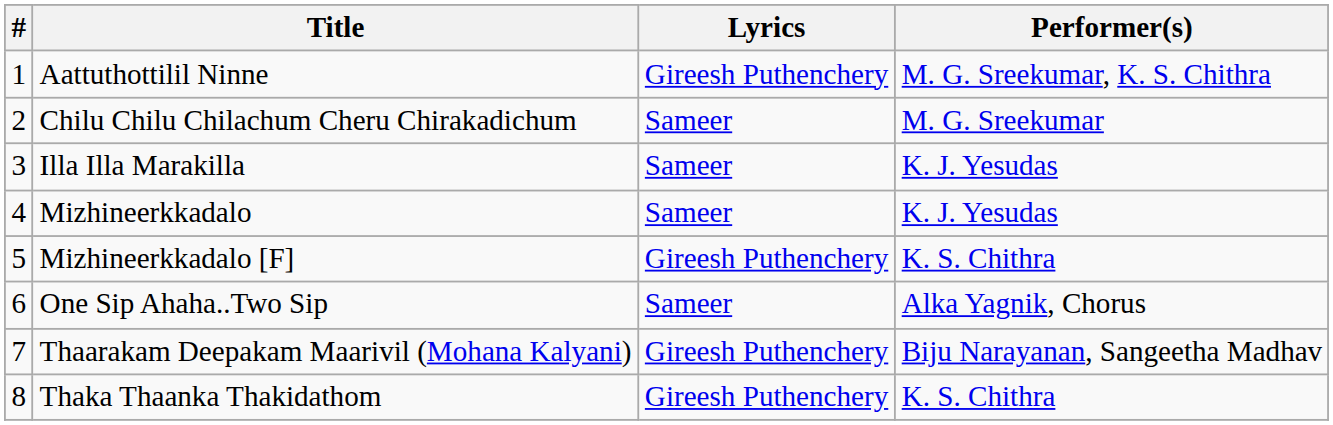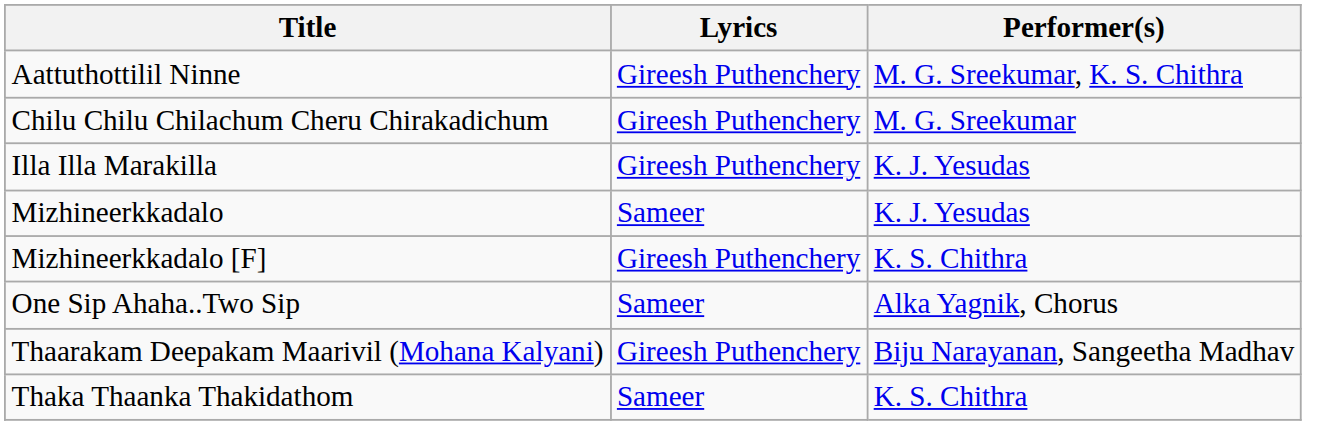- column: (19, 27)
(689, 119) Sameer -> (739, 119) Gireesh Puthenchery
(689, 166) Sameer -> (739, 166) Gireesh Puthenchery
(767, 397) Gireesh Puthenchery -> (661, 397) Sameer
